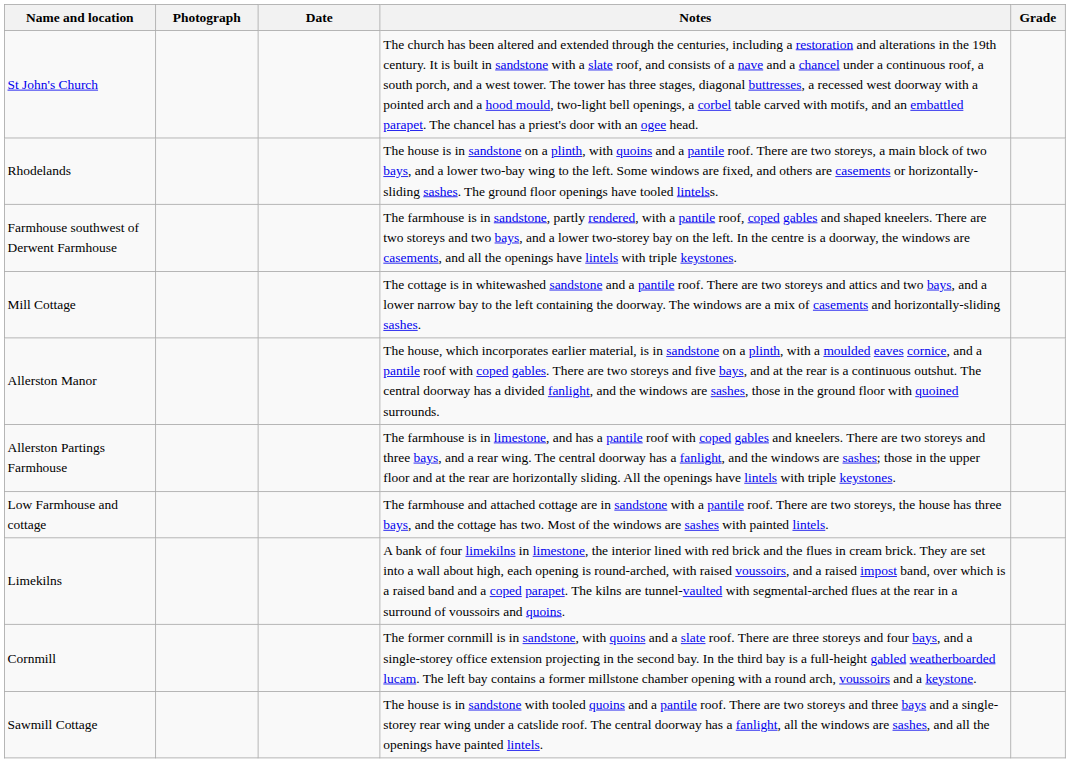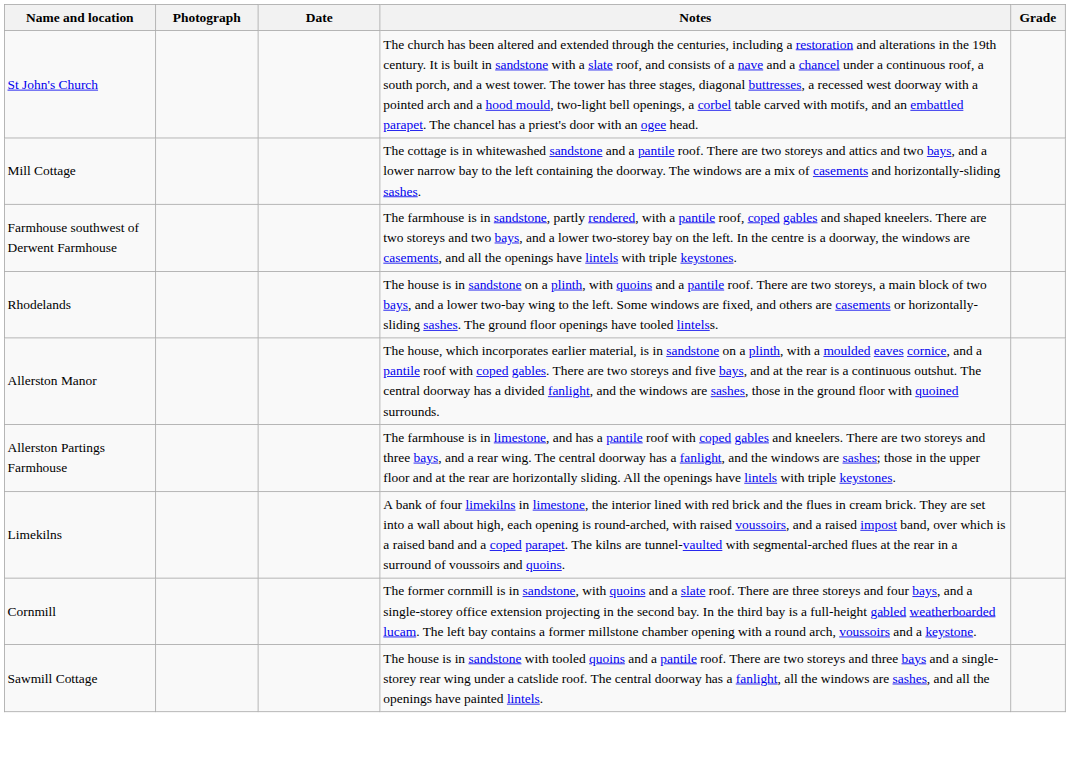rows swapped: (42, 304) <-> (39, 171)
- row: (63, 514)
